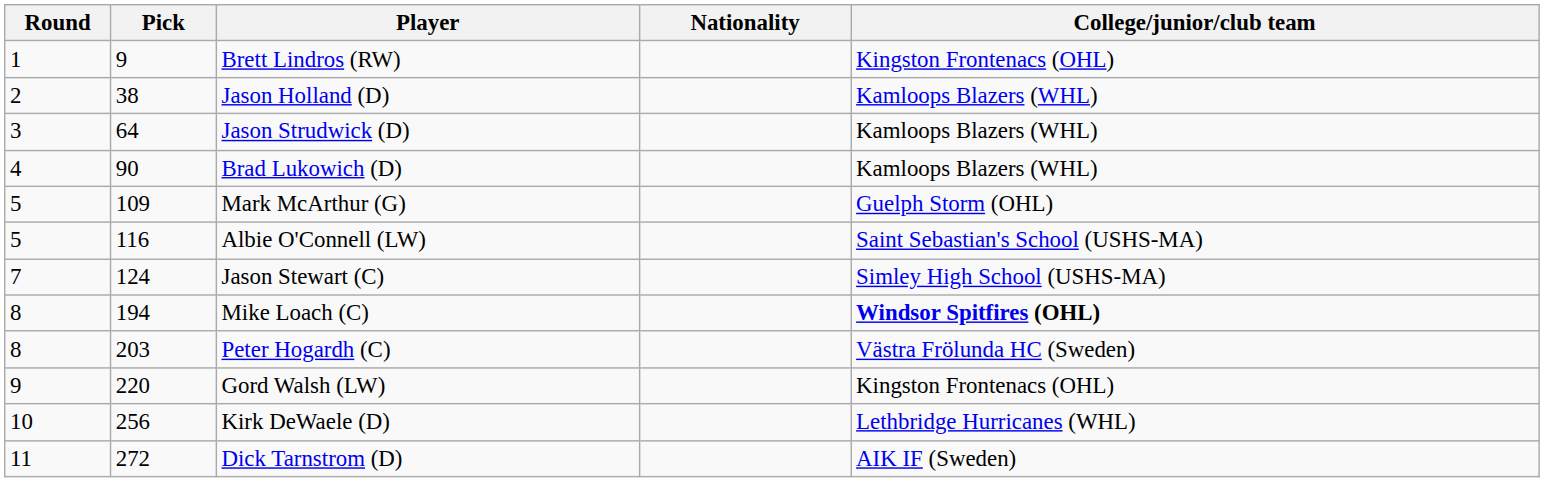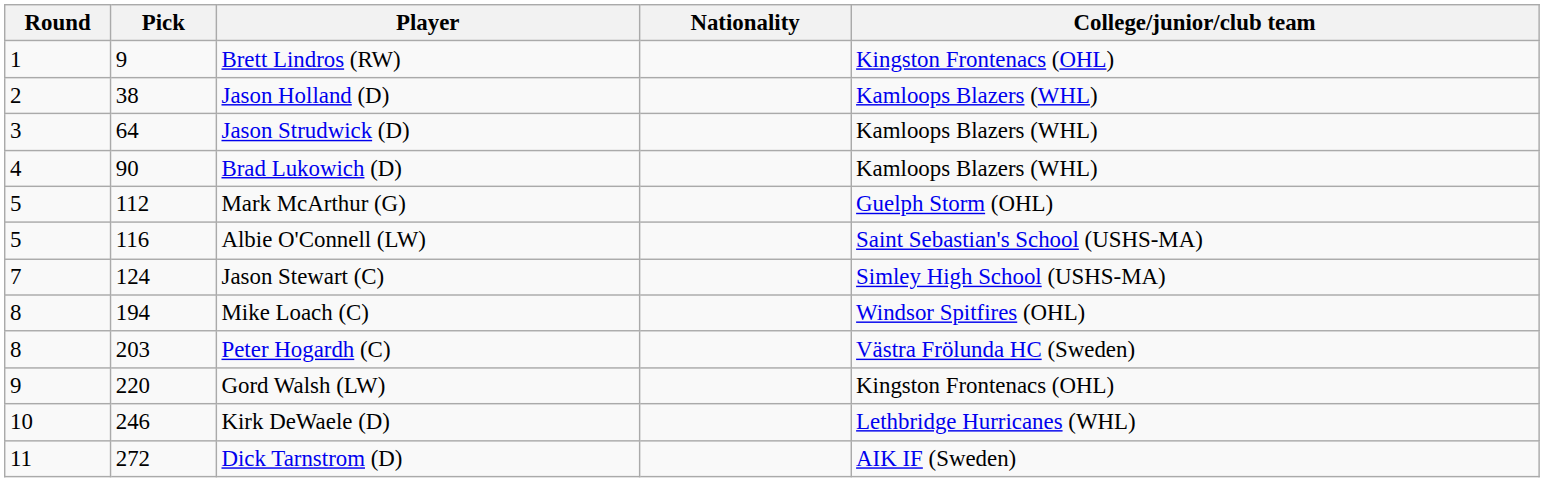(133, 204) 109 -> (132, 204) 112
(978, 312) bold -> (971, 312) normal
(133, 421) 256 -> (133, 421) 246
